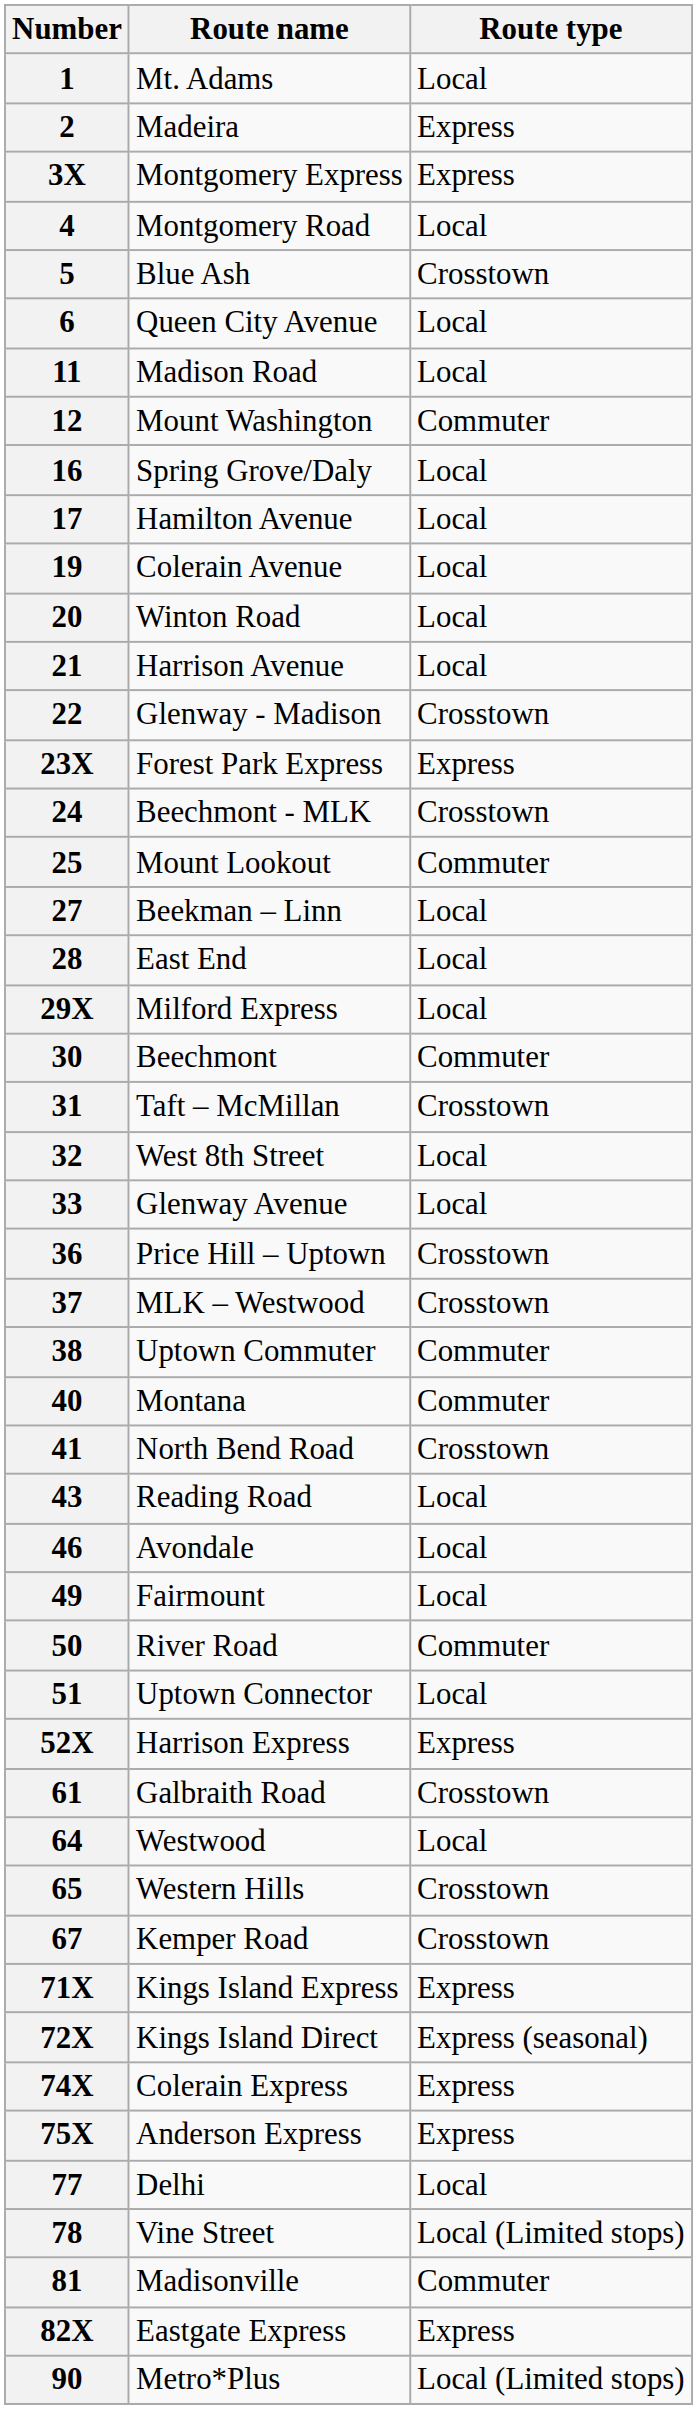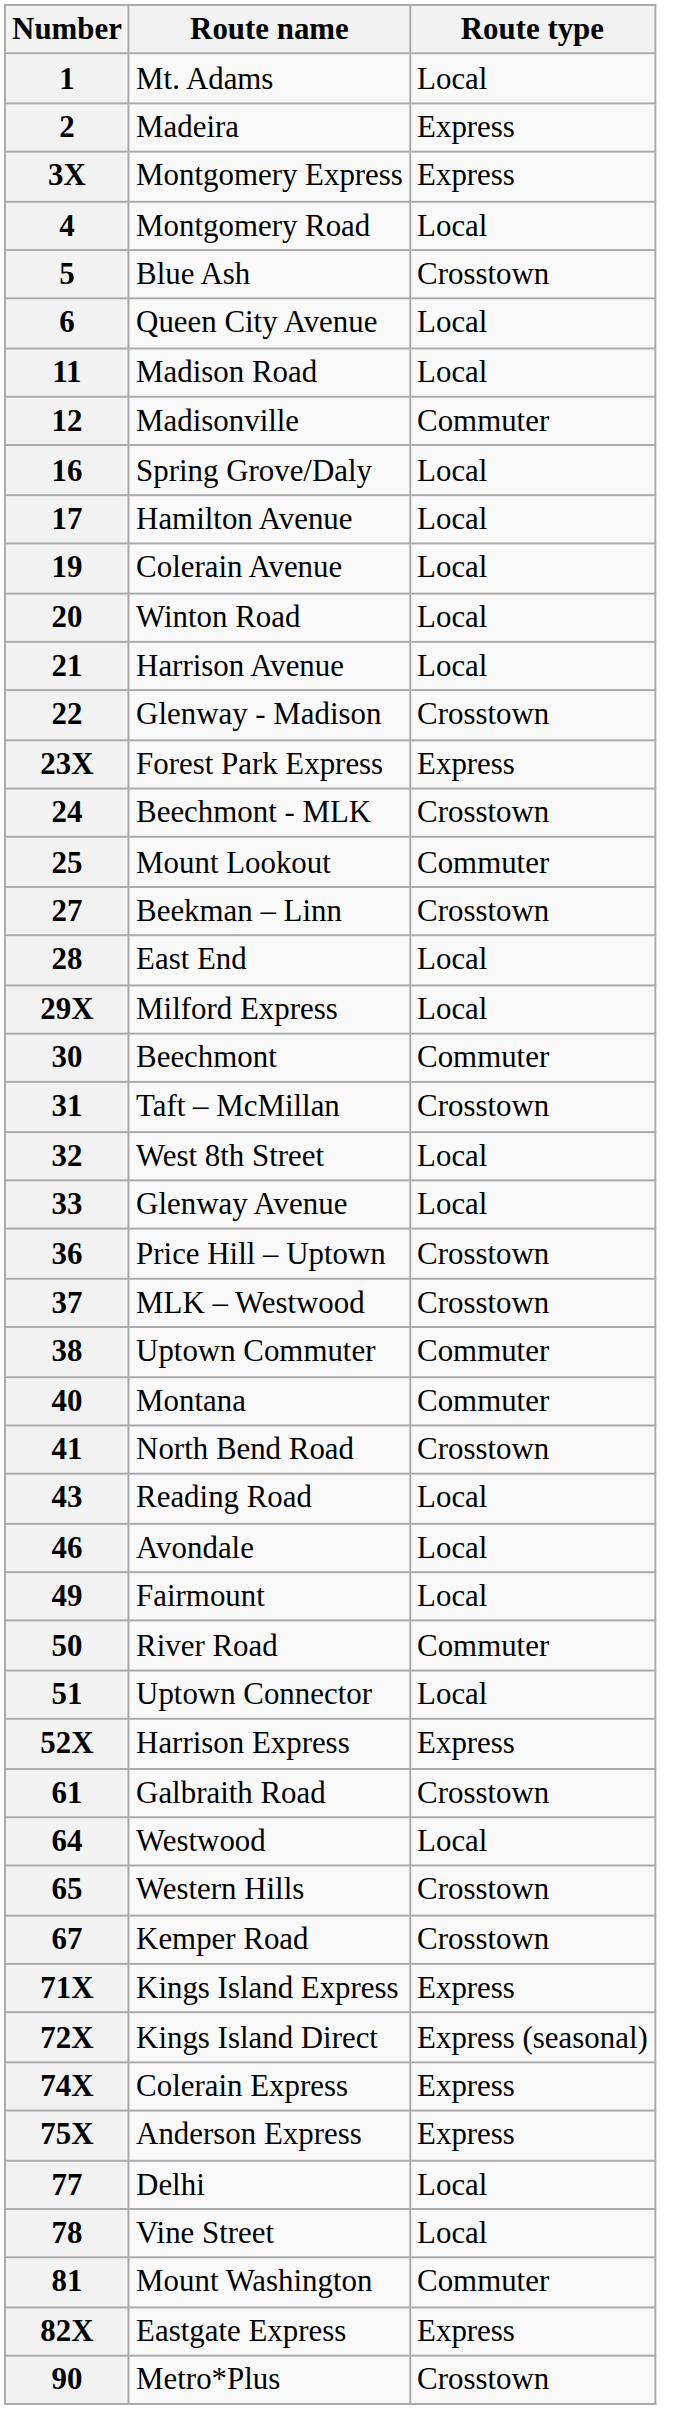(254, 420) Mount Washington -> (218, 420) Madisonville
(452, 910) Local -> (483, 910) Crosstown
(551, 2232) Local (Limited stops) -> (452, 2232) Local
(218, 2281) Madisonville -> (254, 2281) Mount Washington
(551, 2379) Local (Limited stops) -> (483, 2379) Crosstown
